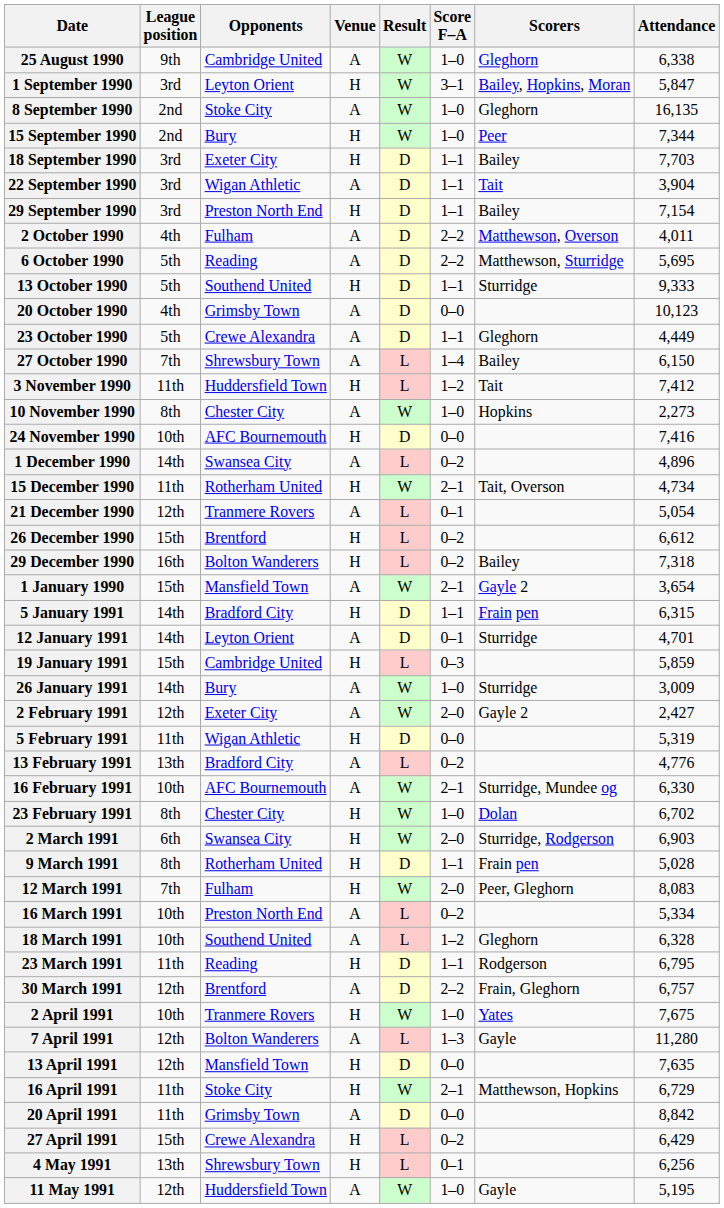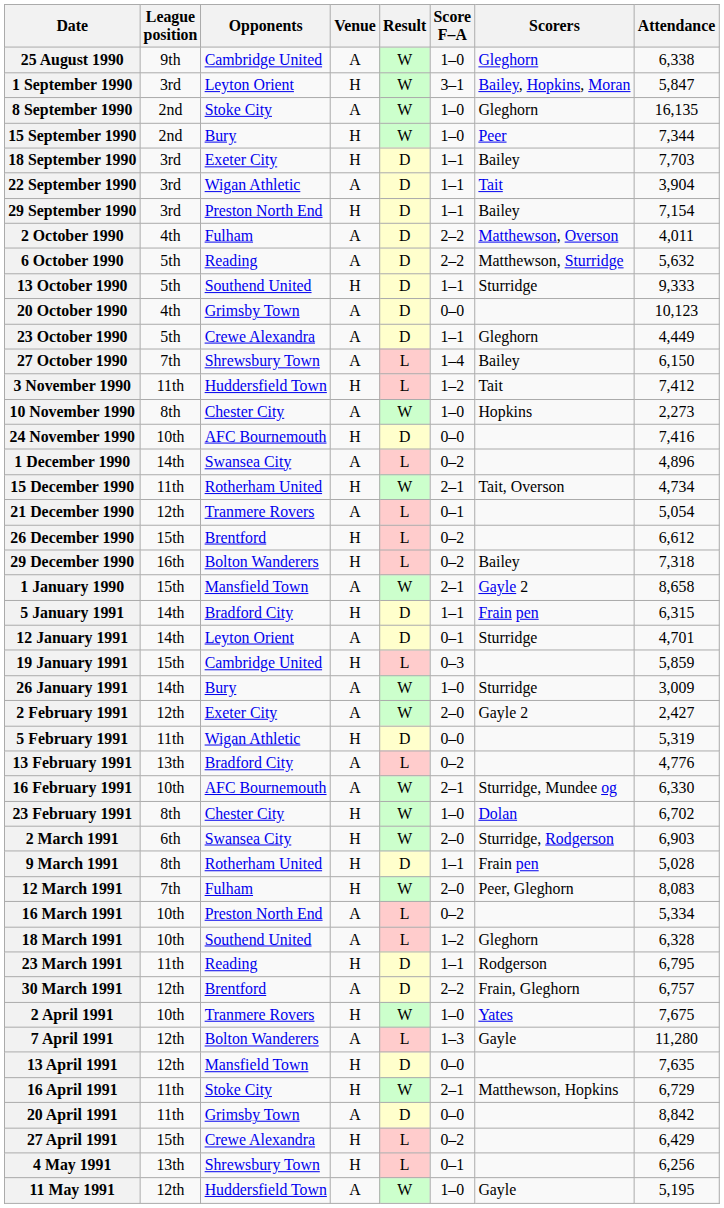(677, 260) 5,695 -> (677, 260) 5,632
(677, 587) 3,654 -> (677, 587) 8,658
